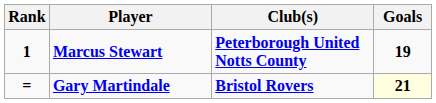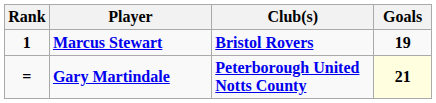(287, 51) Peterborough United Notts County -> (264, 42) Bristol Rovers
(264, 85) Bristol Rovers -> (287, 76) Peterborough United Notts County
